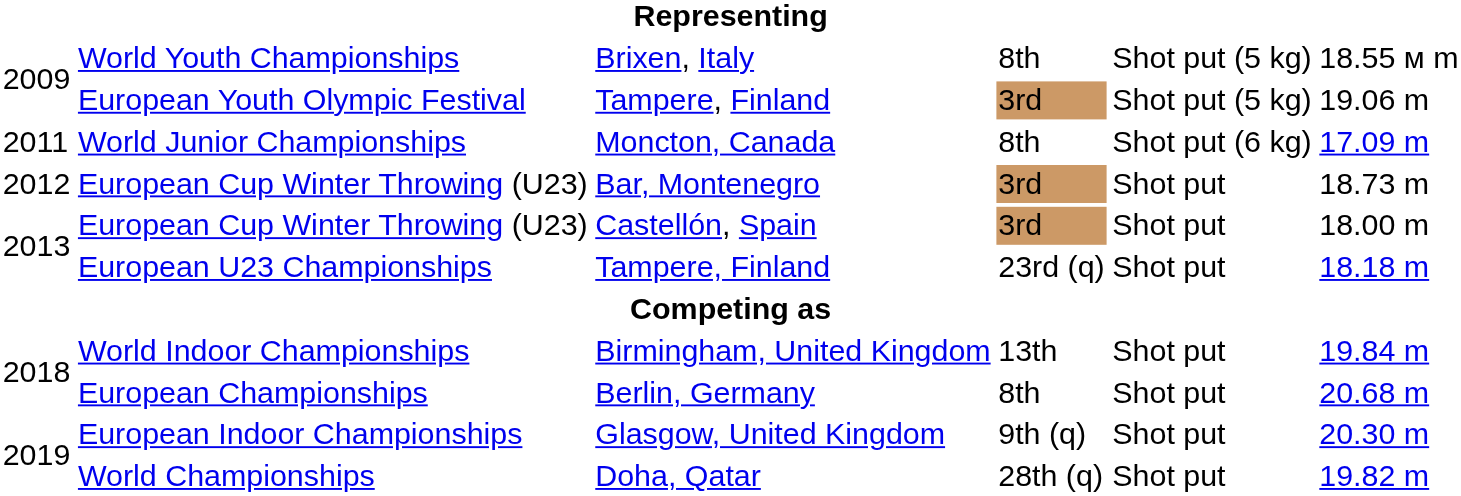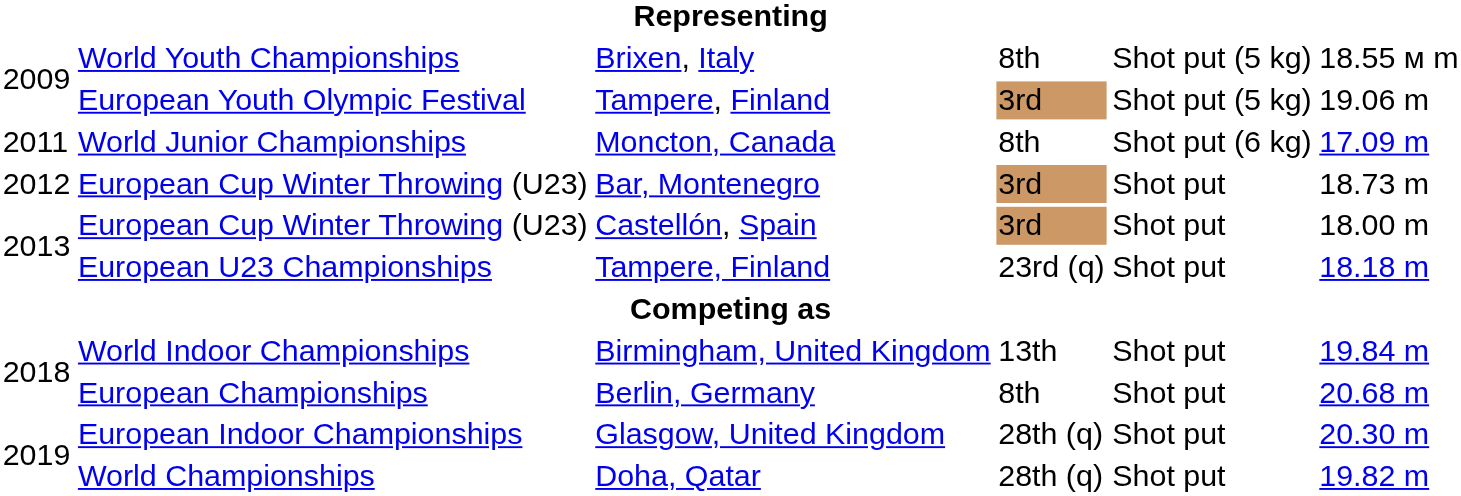(1042, 434) 9th (q) -> (1051, 434) 28th (q)
